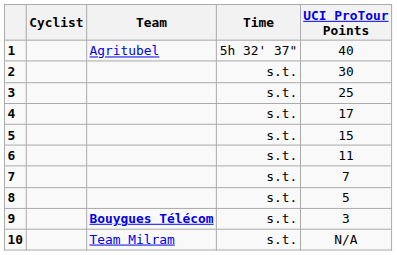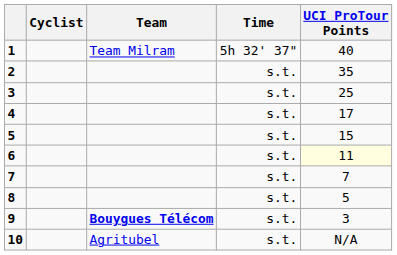(124, 51) Agritubel -> (132, 51) Team Milram
(346, 72) 30 -> (346, 72) 35
(346, 156) no background -> (346, 156) lightyellow background
(132, 240) Team Milram -> (124, 240) Agritubel
